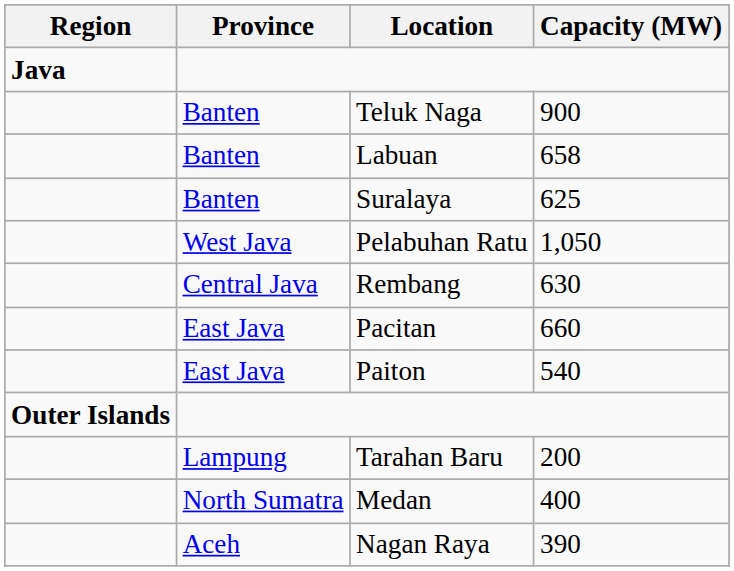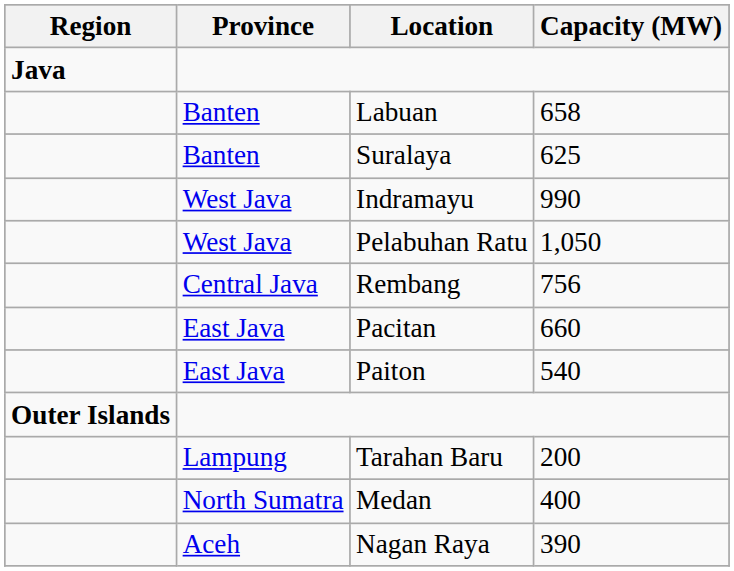- row: (91, 113)
+ row: (91, 199)
(561, 284) 630 -> (561, 284) 756
